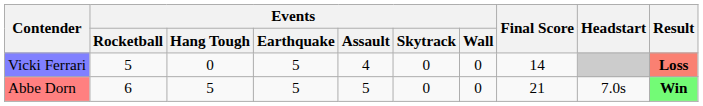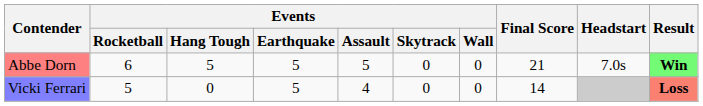rows swapped: (42, 88) <-> (47, 64)
